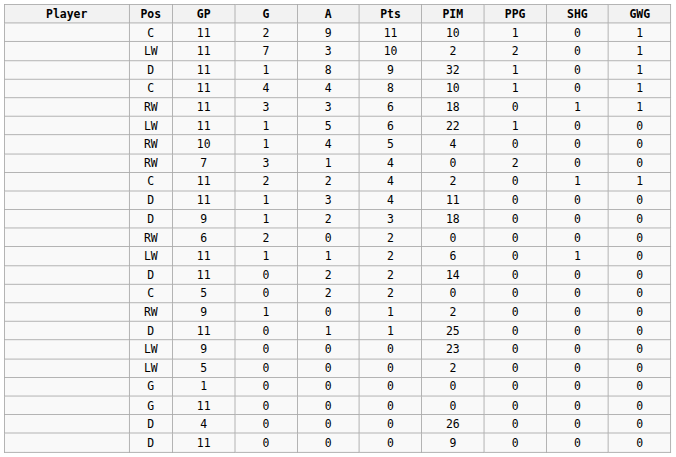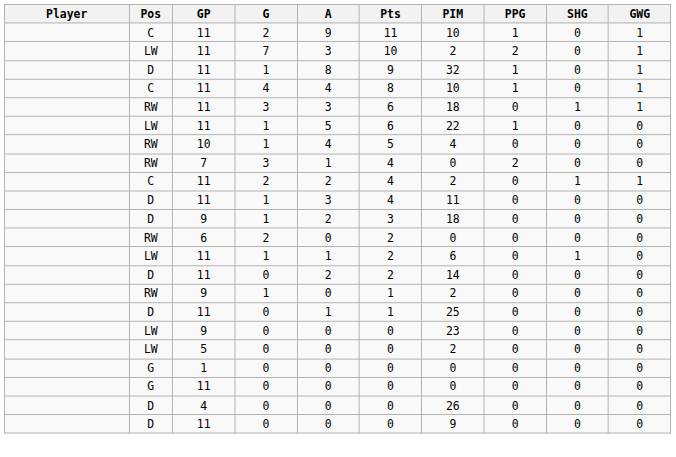- row: (151, 293)
